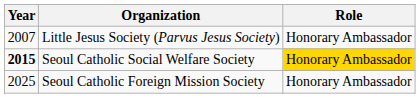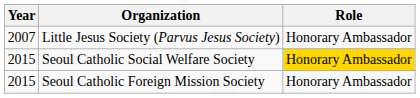(22, 59) bold -> (22, 59) normal
(22, 81) 2025 -> (22, 81) 2015
